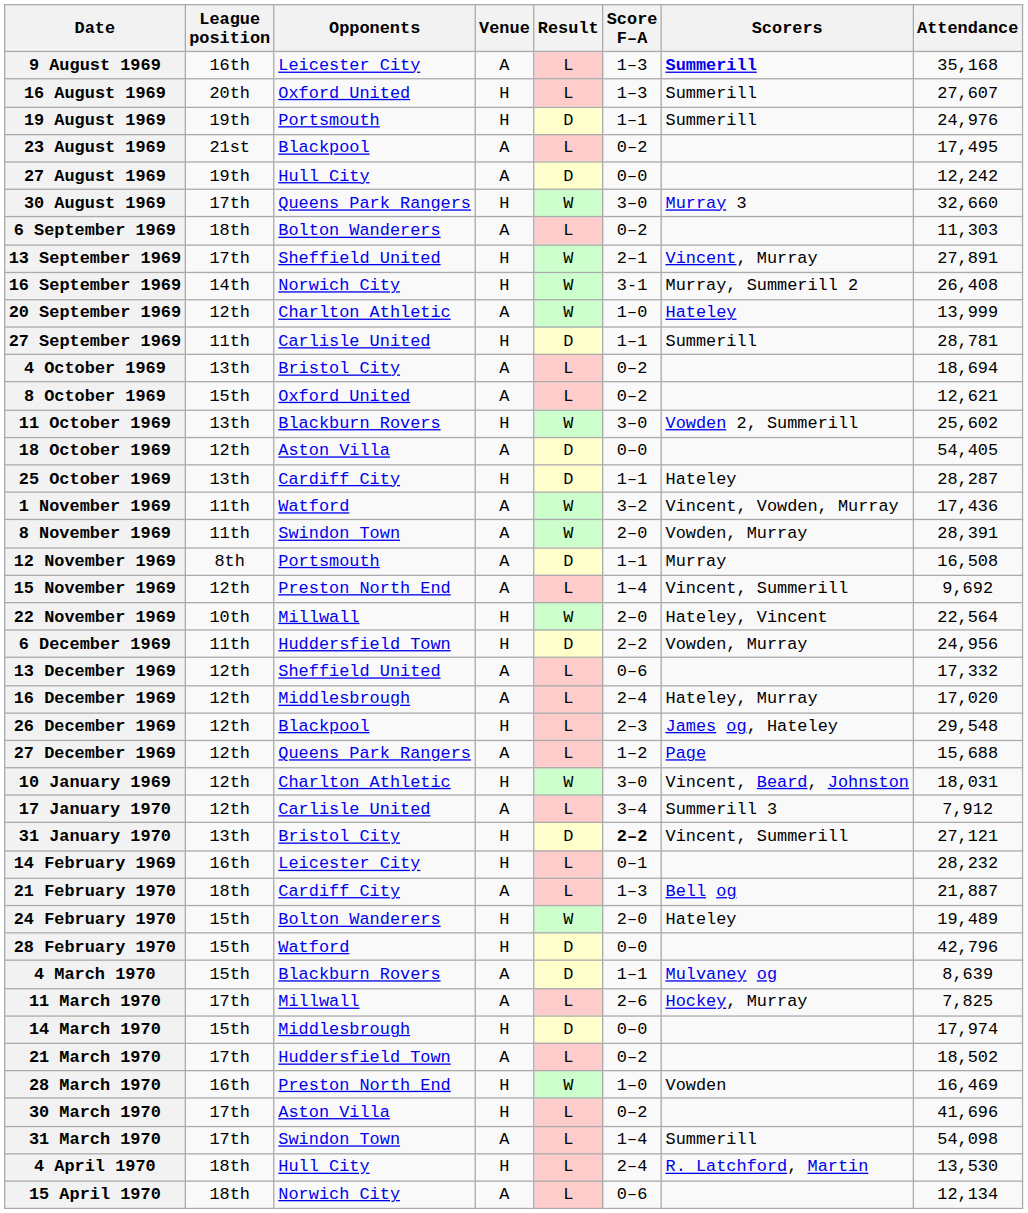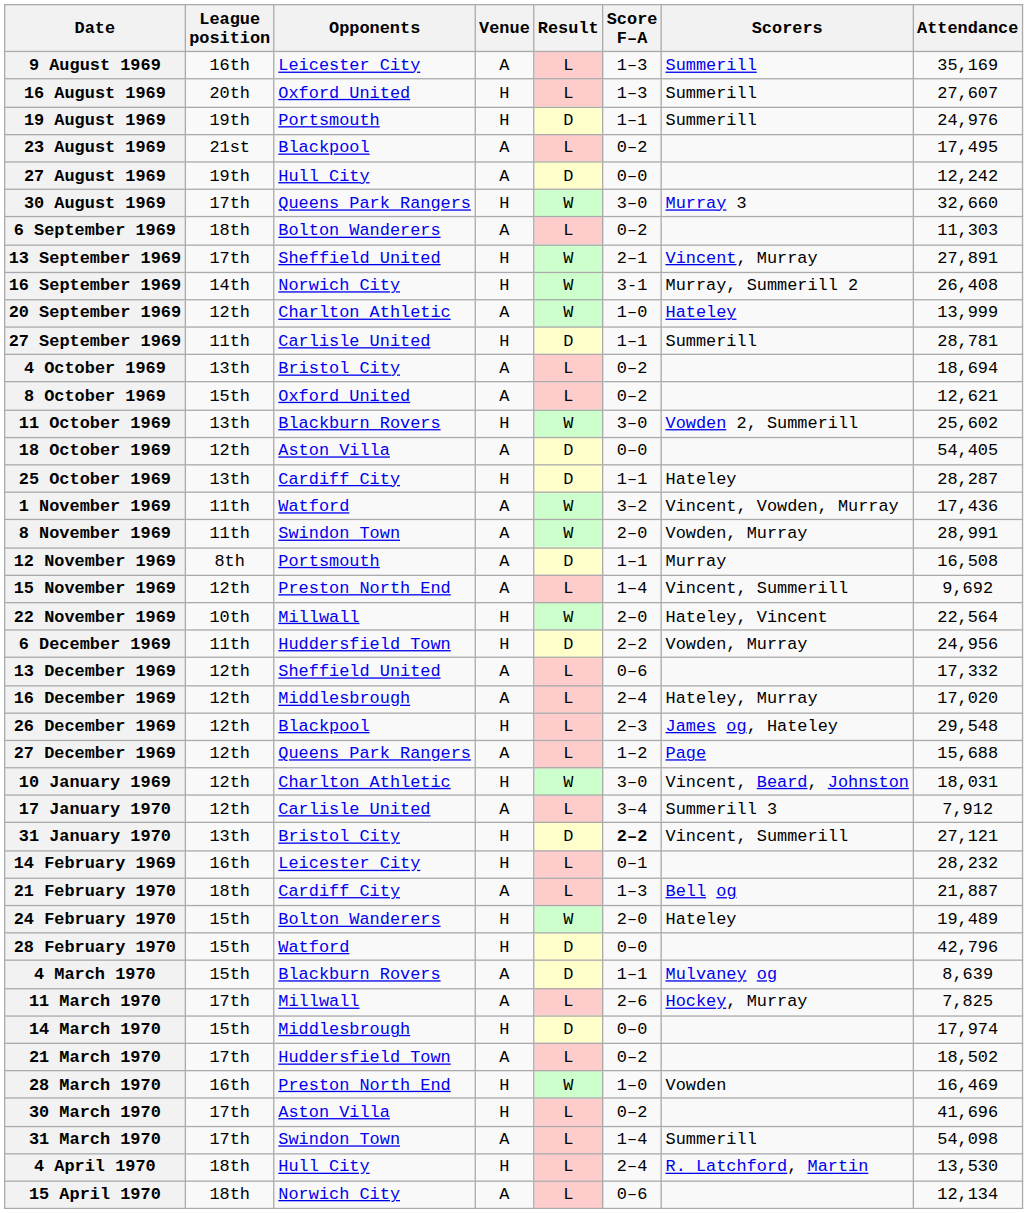(711, 65) bold -> (711, 65) normal
(968, 65) 35,168 -> (968, 65) 35,169
(968, 534) 28,391 -> (968, 534) 28,991
